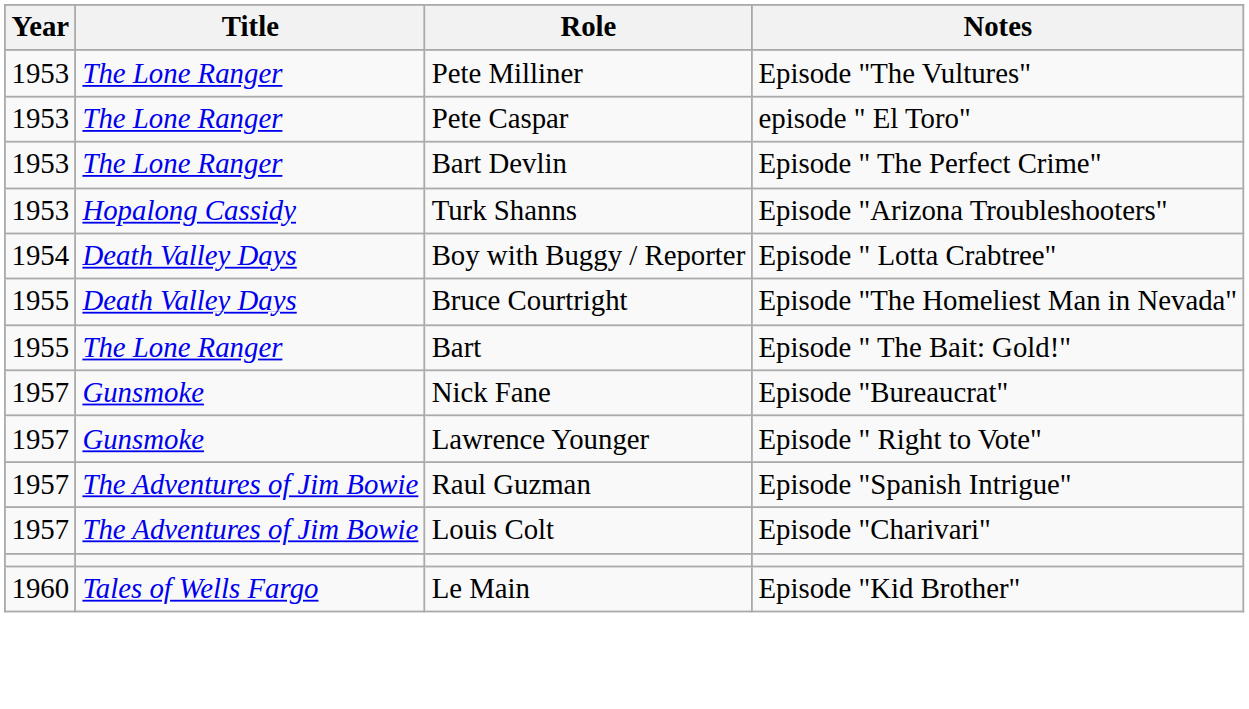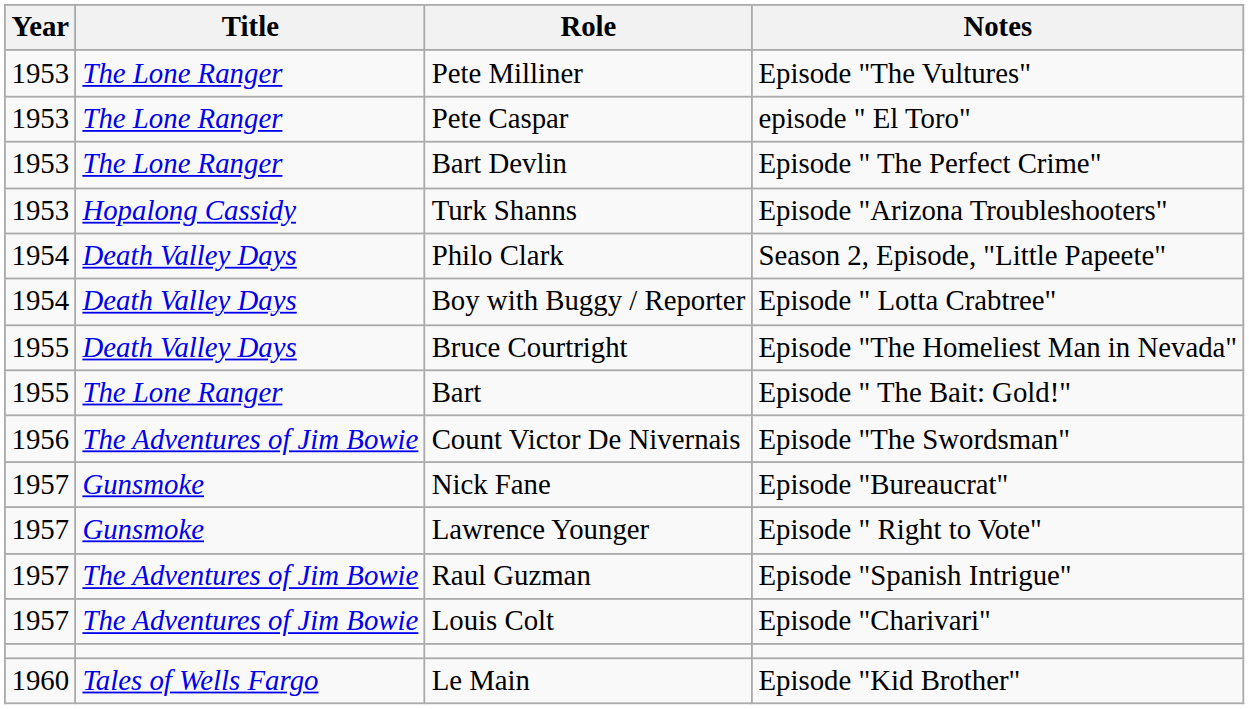+ row: (498, 255)
+ row: (586, 438)
